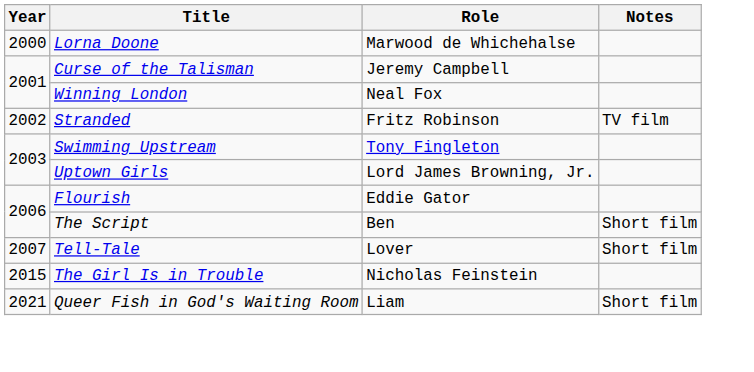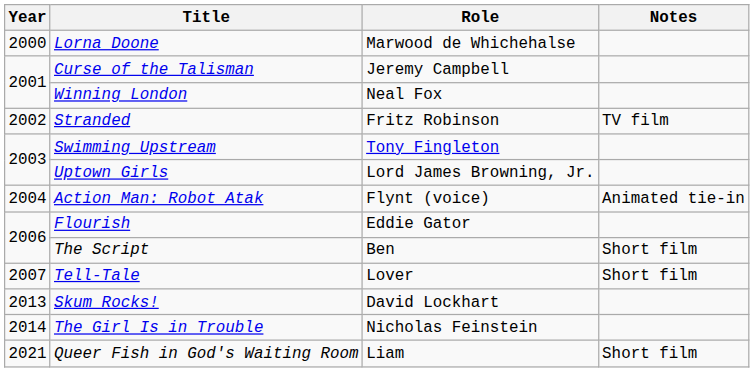+ row: (159, 198)
+ row: (106, 302)
(27, 276) 2015 -> (27, 328) 2014
